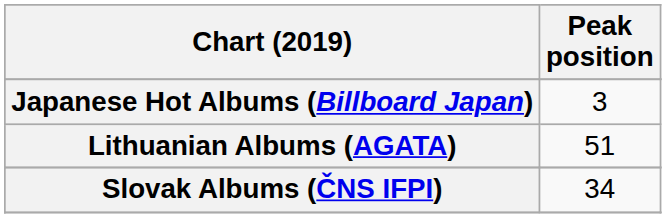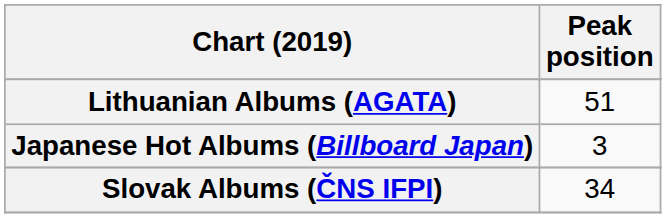rows swapped: (272, 101) <-> (272, 145)
